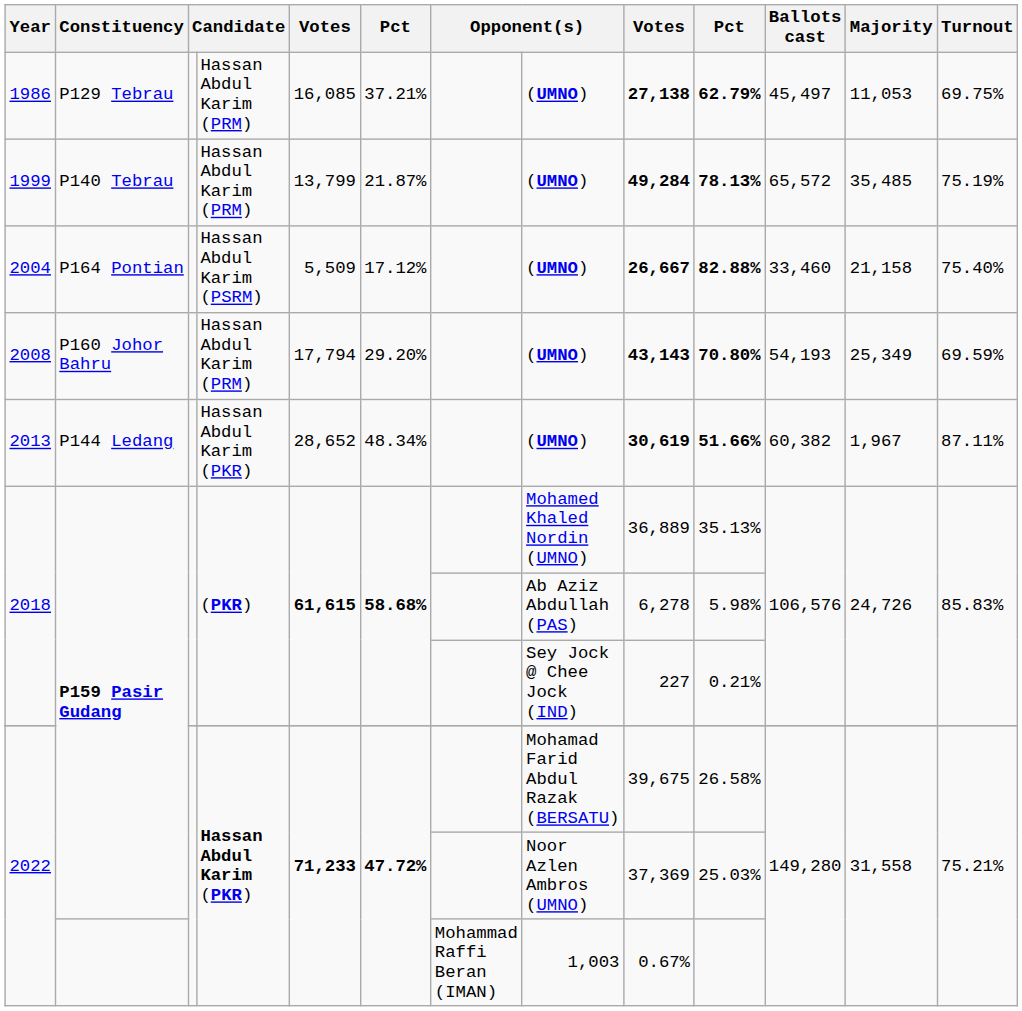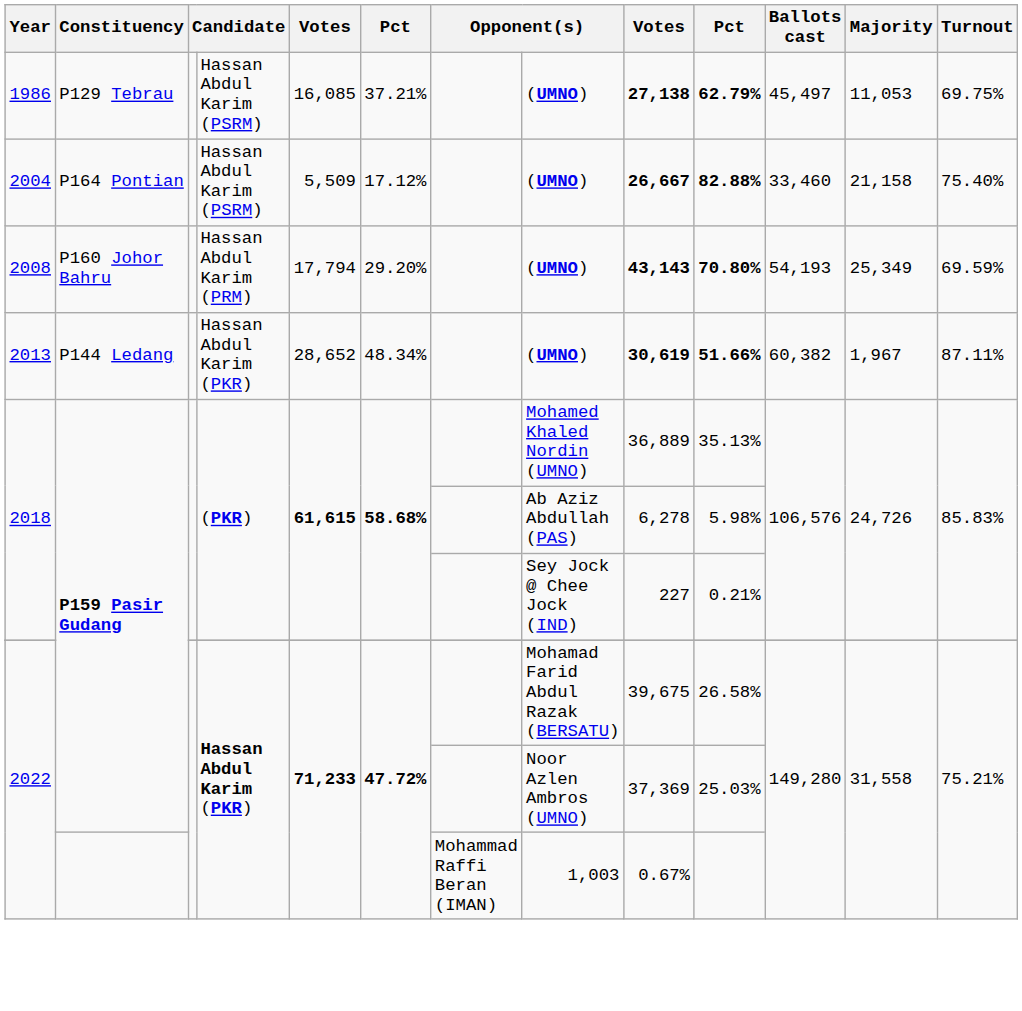(231, 96) Hassan Abdul Karim (PRM) -> (232, 96) Hassan Abdul Karim (PSRM)
- row: (30, 182)
